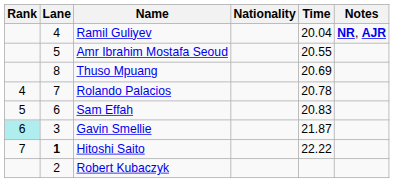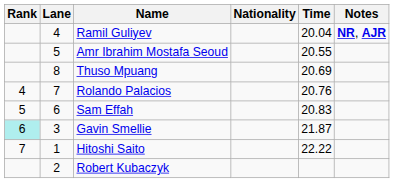(316, 91) 20.78 -> (316, 91) 20.76
(57, 149) bold -> (57, 149) normal
